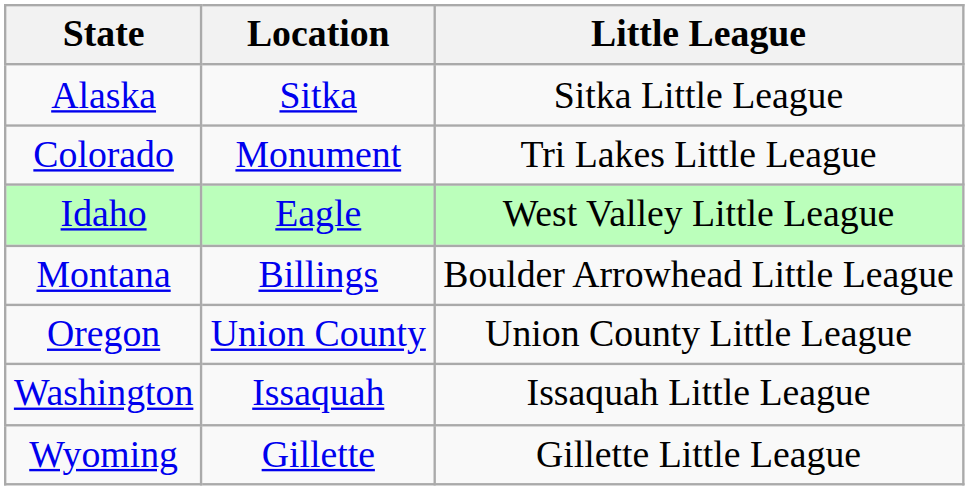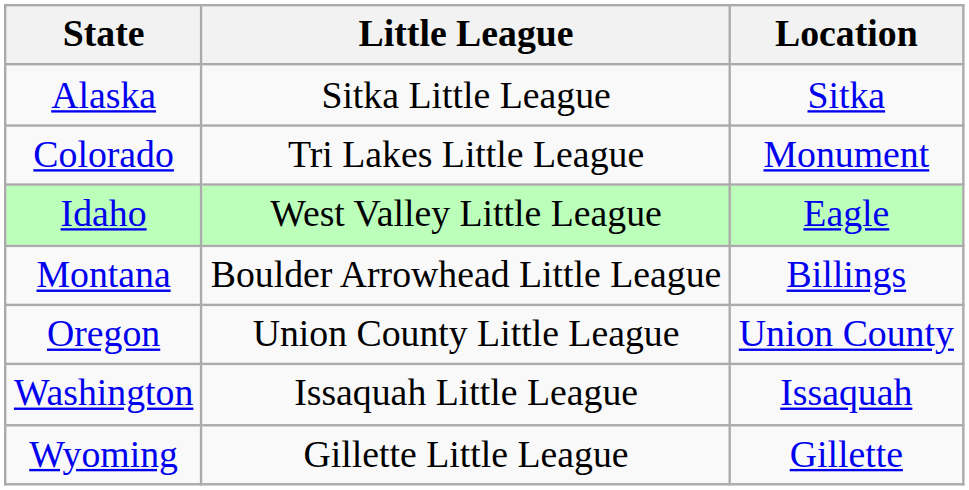columns swapped: (318, 34) <-> (699, 34)
